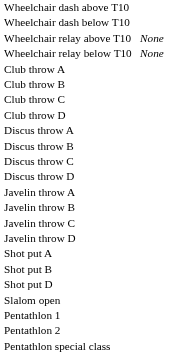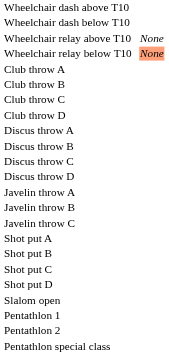(152, 53) no background -> (152, 53) lightsalmon background
- row: (40, 238)
+ row: (28, 269)
